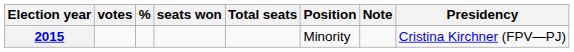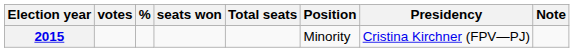columns swapped: (482, 15) <-> (378, 15)
